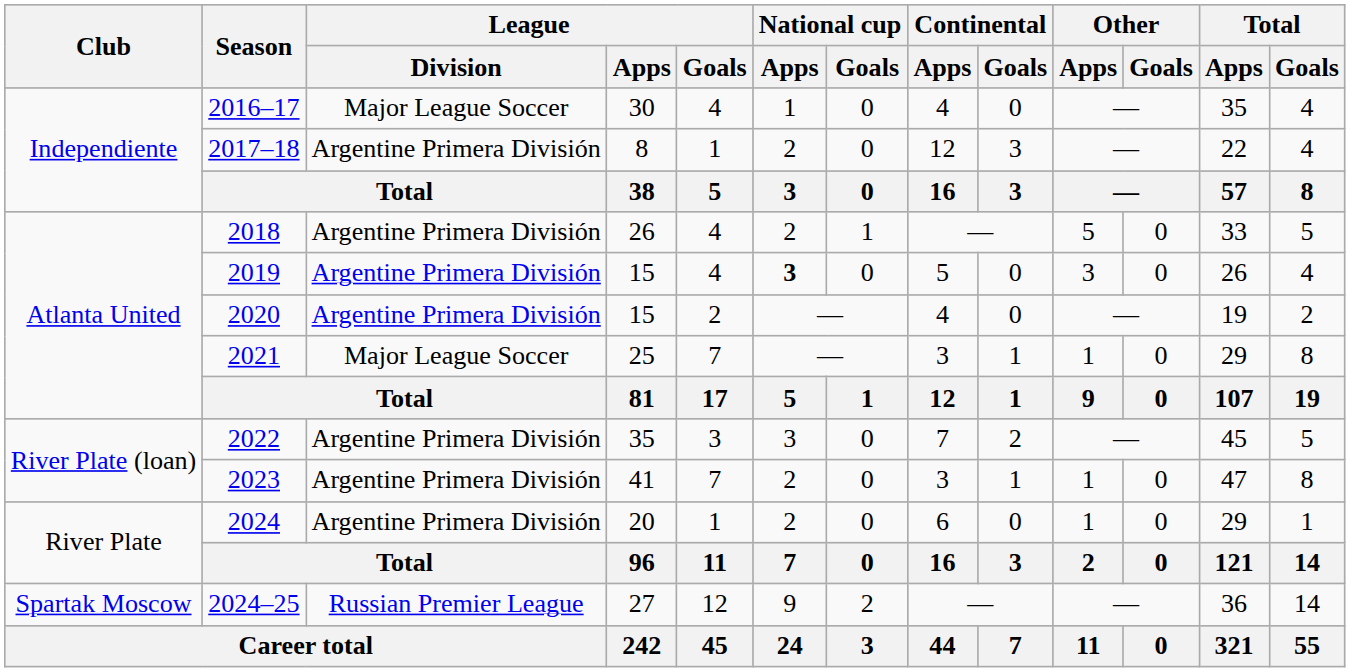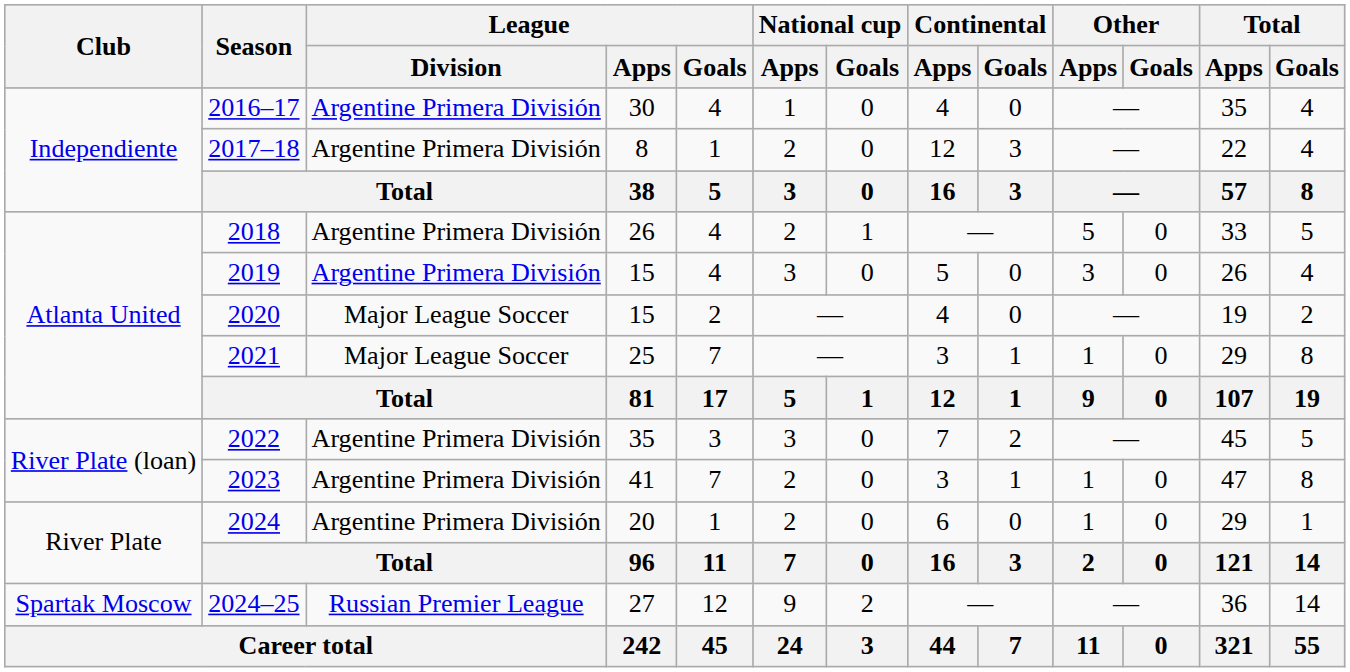(456, 107) Major League Soccer -> (456, 107) Argentine Primera División
(790, 273) bold -> (790, 273) normal
(456, 314) Argentine Primera División -> (456, 314) Major League Soccer
